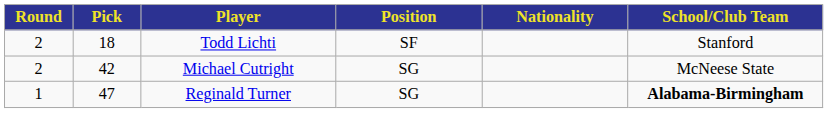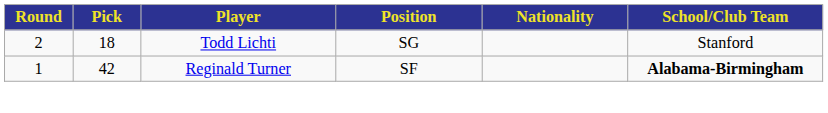(409, 42) SF -> (409, 42) SG
- row: (238, 68)
(107, 94) 47 -> (107, 68) 42
(409, 94) SG -> (409, 68) SF
